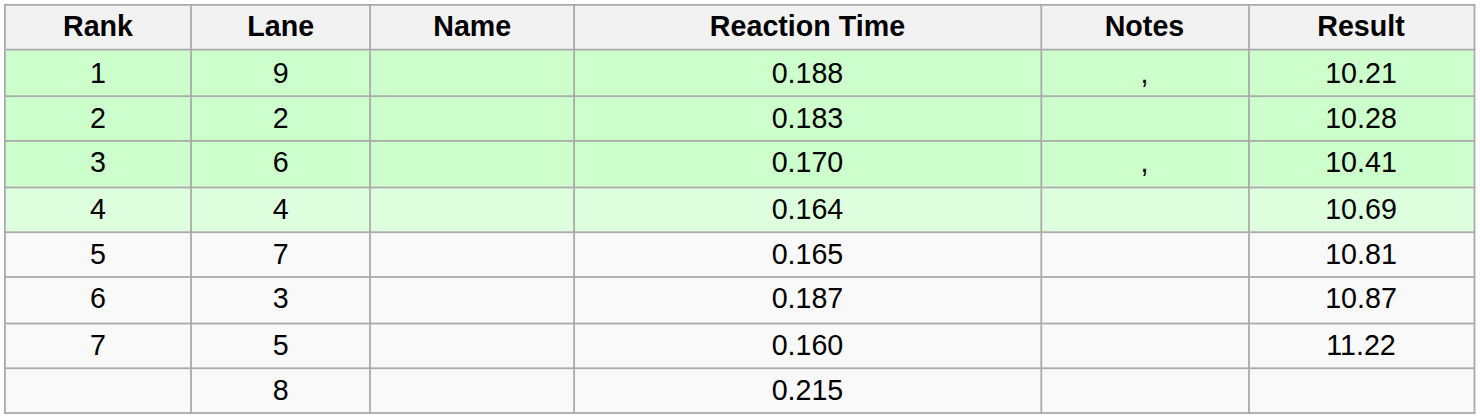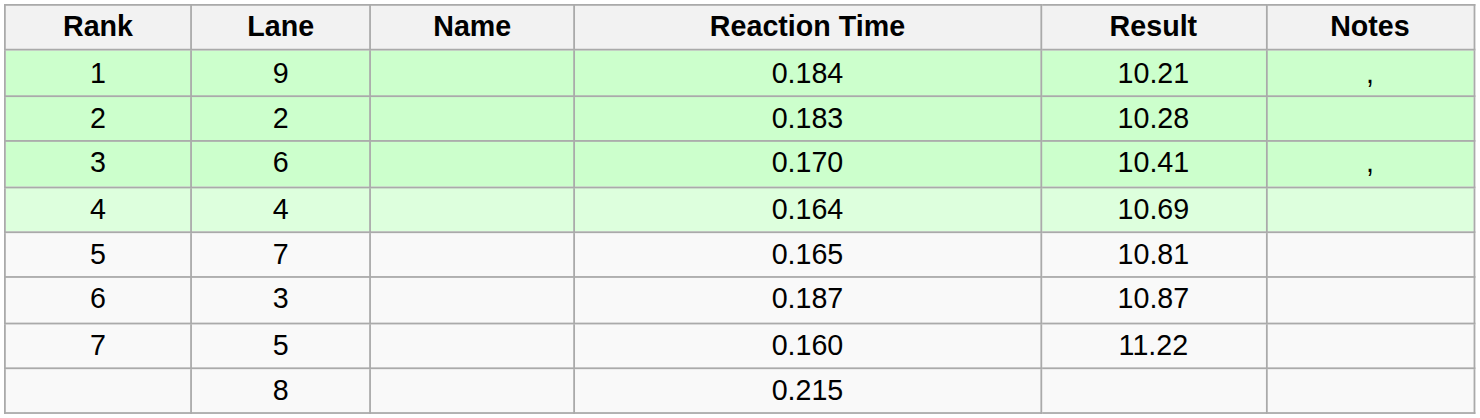columns swapped: (1361, 27) <-> (1144, 27)
(807, 72) 0.188 -> (807, 72) 0.184
